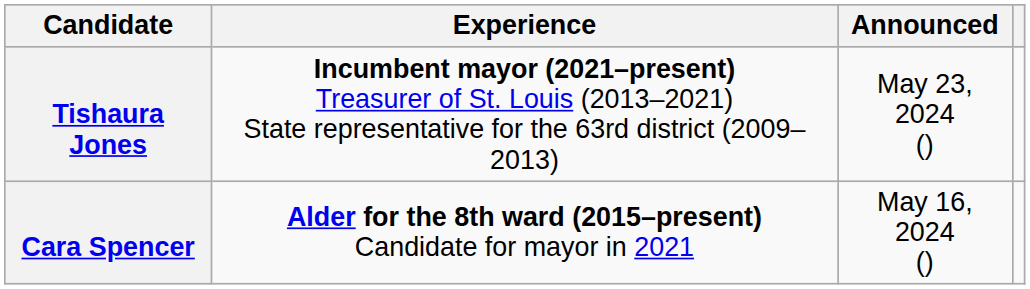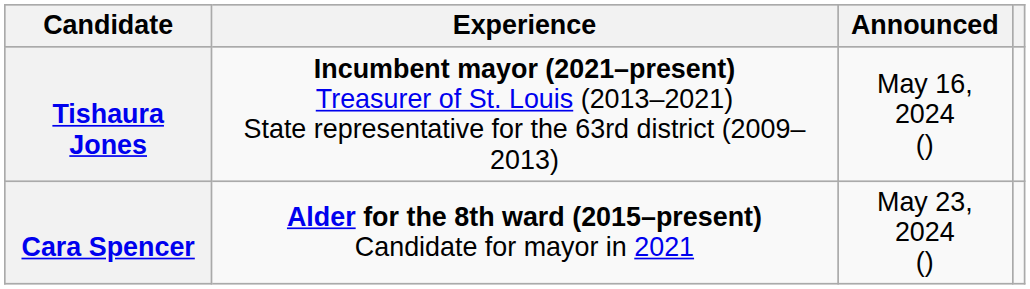(925, 113) May 23, 2024 () -> (925, 113) May 16, 2024 ()
(925, 232) May 16, 2024 () -> (925, 232) May 23, 2024 ()
